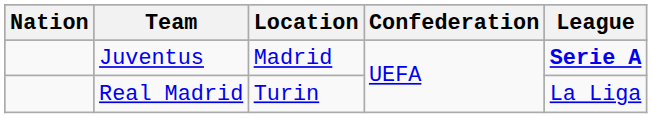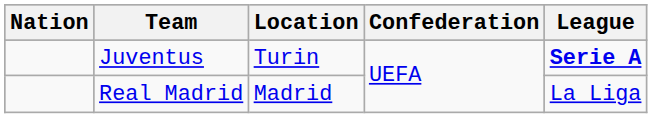(293, 58) Madrid -> (286, 58) Turin
(286, 94) Turin -> (293, 94) Madrid
